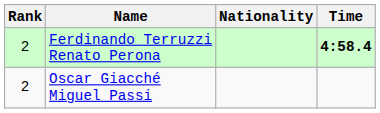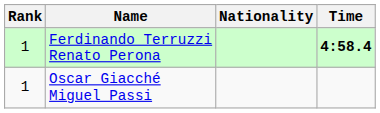(25, 48) 2 -> (25, 48) 1
(25, 88) 2 -> (25, 88) 1
